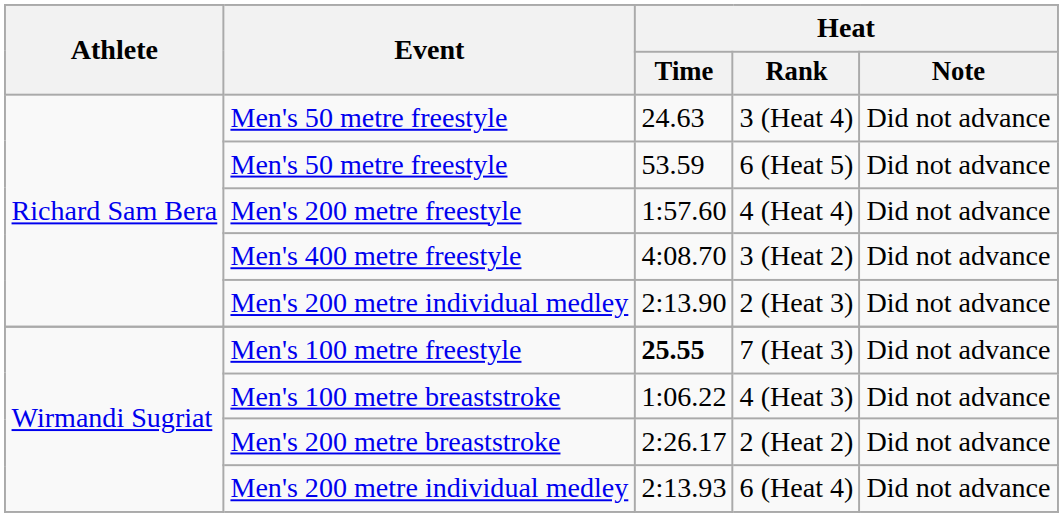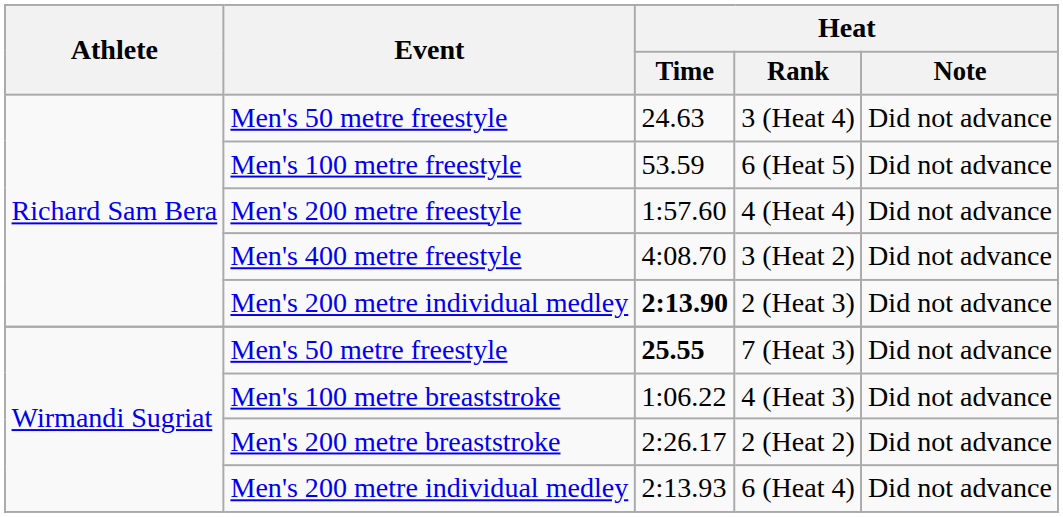(369, 164) Men's 50 metre freestyle -> (376, 164) Men's 100 metre freestyle
(684, 303) normal -> (685, 303) bold
(376, 349) Men's 100 metre freestyle -> (369, 349) Men's 50 metre freestyle
